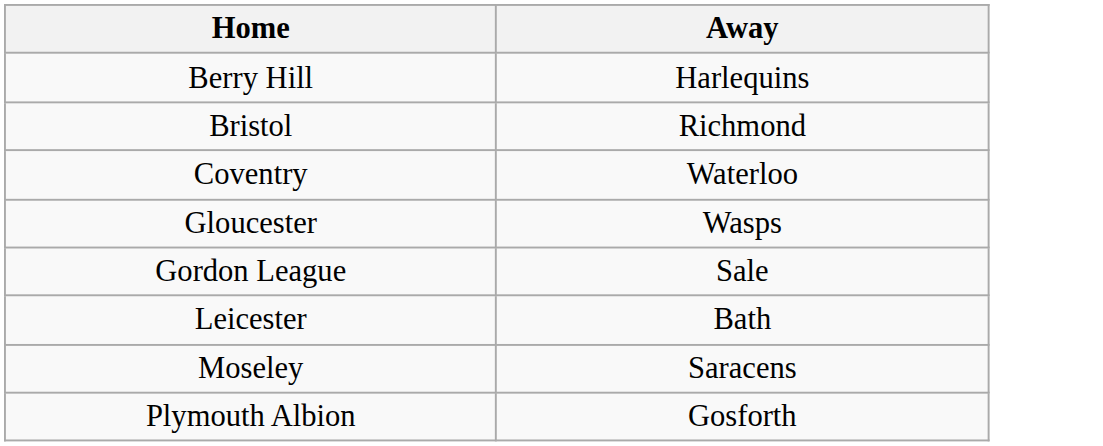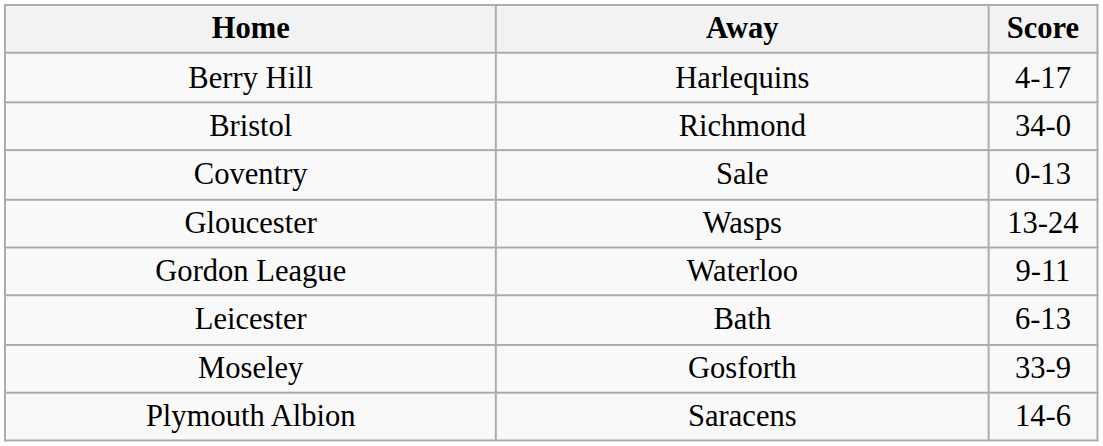+ column: (1043, 28)
(742, 174) Waterloo -> (742, 174) Sale
(742, 271) Sale -> (742, 271) Waterloo
(742, 367) Saracens -> (742, 367) Gosforth
(742, 416) Gosforth -> (742, 416) Saracens
